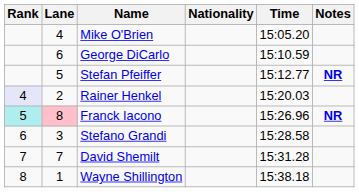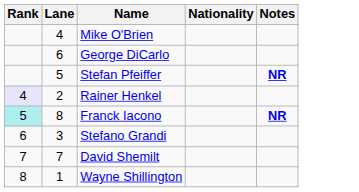- column: (284, 14)
(59, 116) pink background -> (59, 116) no background
